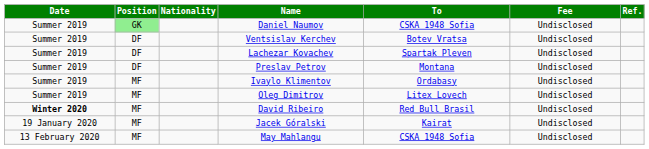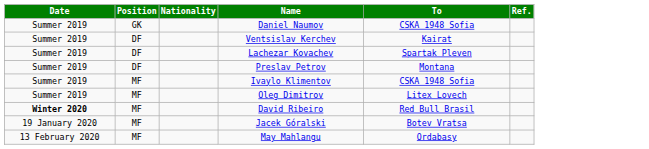- column: (565, 11)
(137, 25) lightgreen background -> (137, 25) no background
(437, 39) Botev Vratsa -> (437, 39) Kairat
(437, 81) Ordabasy -> (437, 81) CSKA 1948 Sofia
(437, 123) Kairat -> (437, 123) Botev Vratsa
(437, 137) CSKA 1948 Sofia -> (437, 137) Ordabasy
